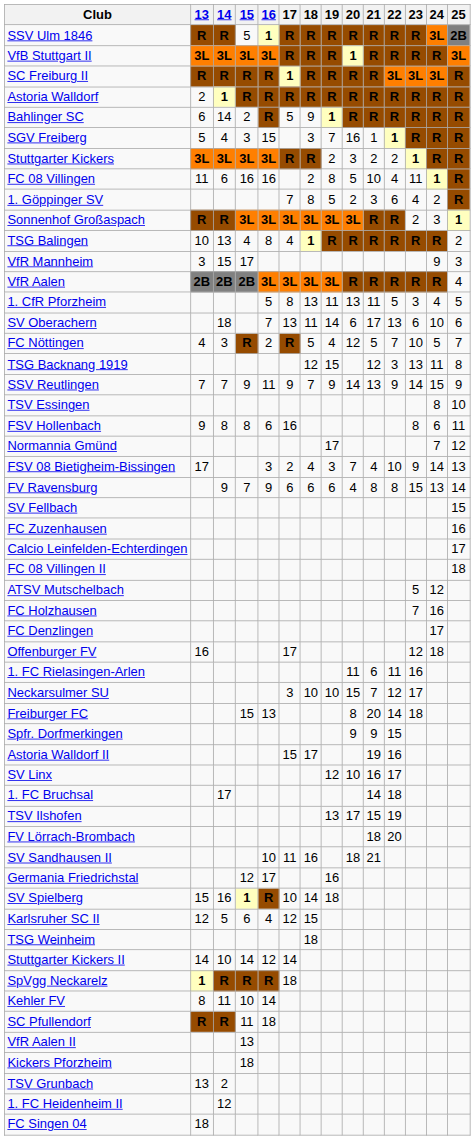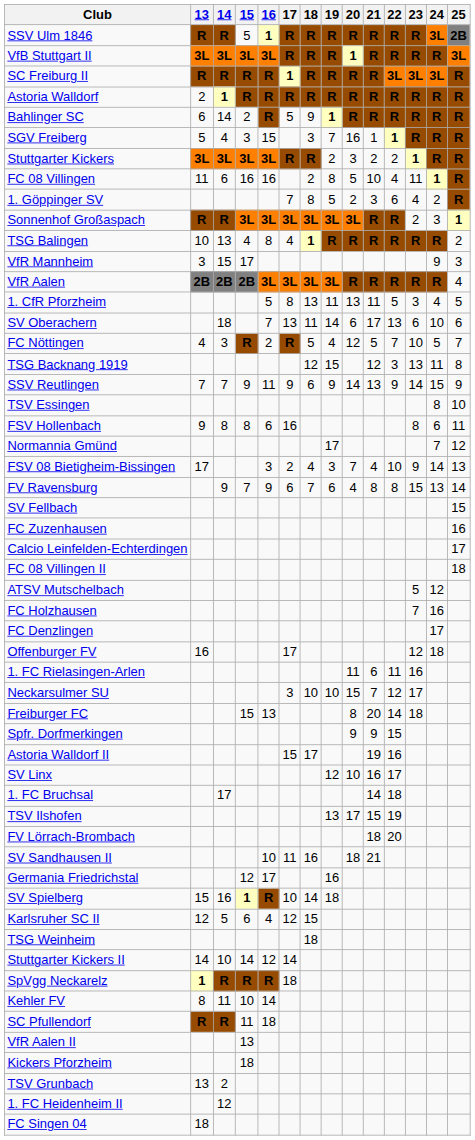(311, 384) 7 -> (311, 384) 6
(311, 487) 6 -> (311, 487) 7
